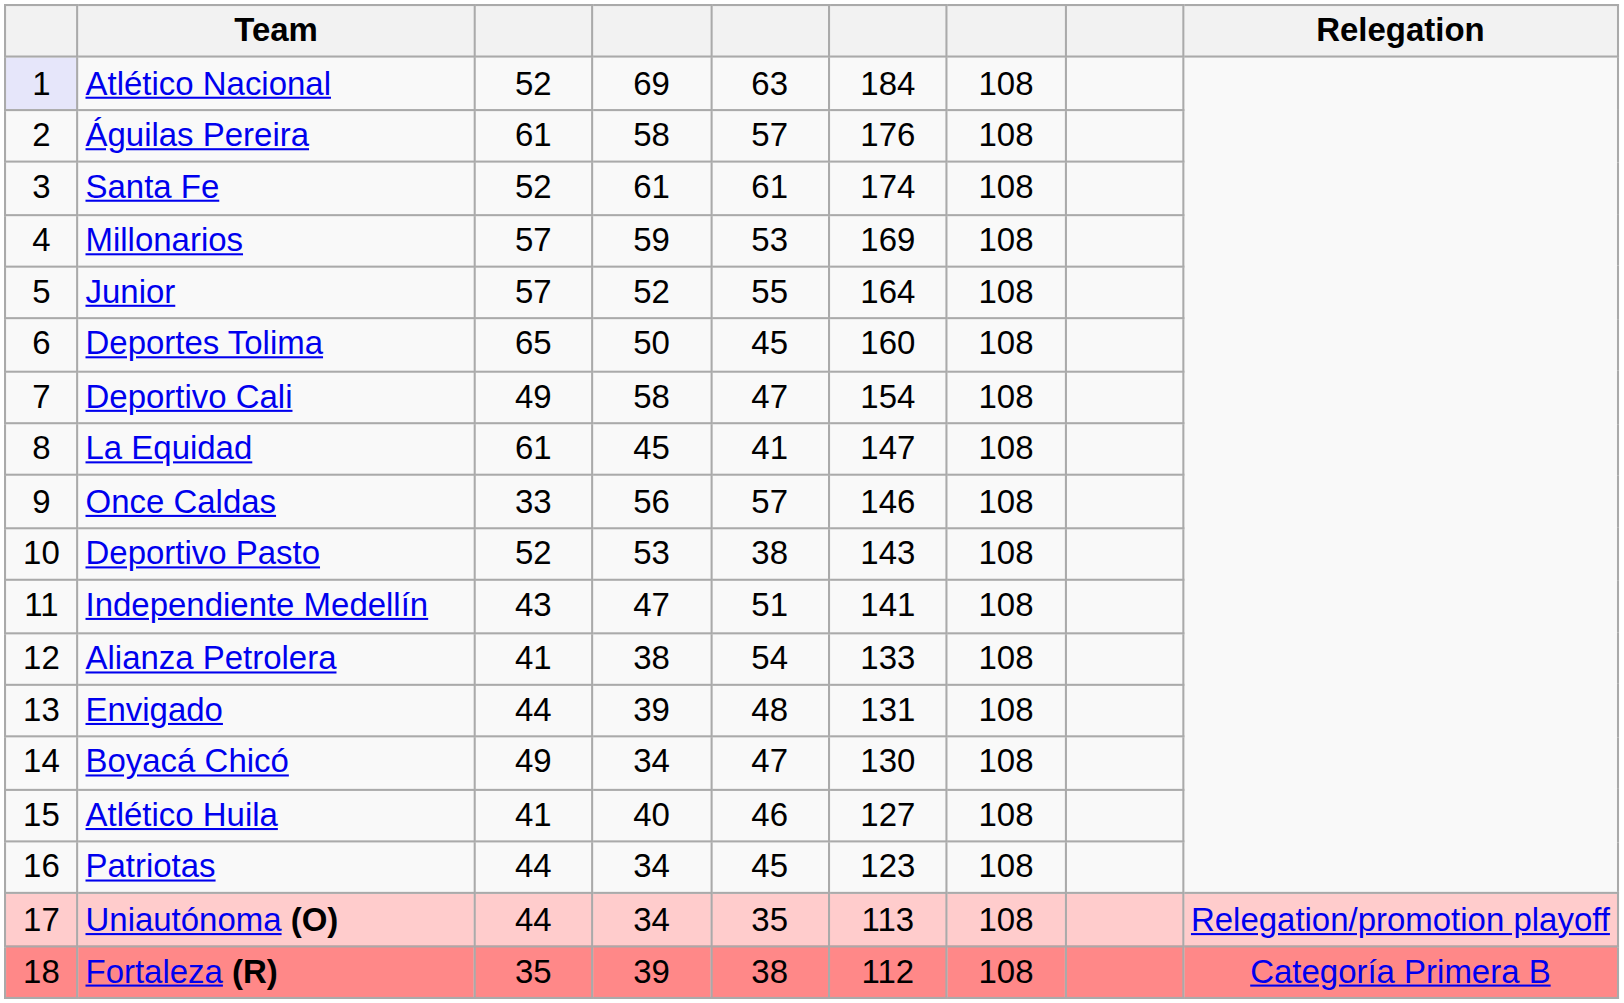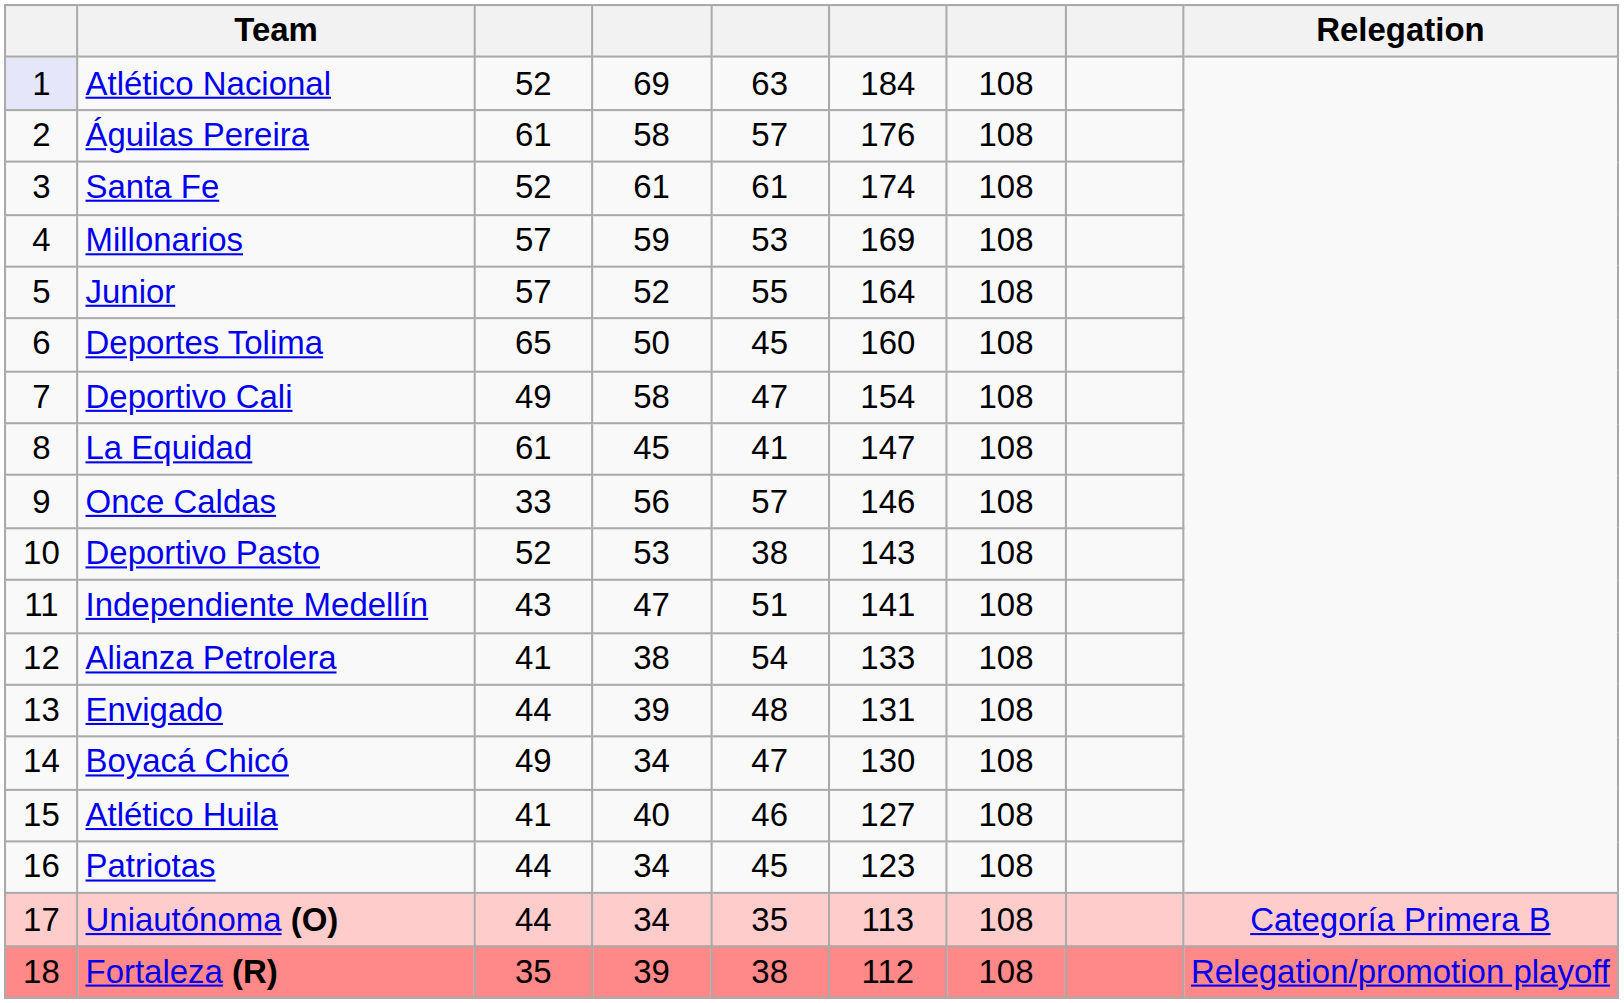(1400, 919) Relegation/promotion playoff -> (1400, 919) Categoría Primera B
(1400, 971) Categoría Primera B -> (1400, 971) Relegation/promotion playoff
